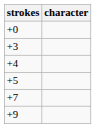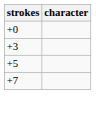- row: (13, 64)
- row: (13, 115)
